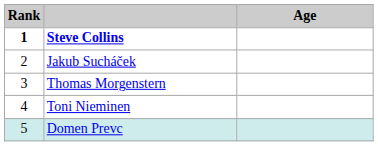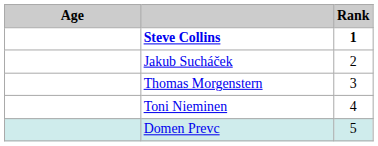columns swapped: (24, 15) <-> (305, 15)
